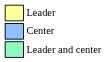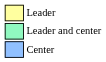rows swapped: (40, 31) <-> (64, 49)
